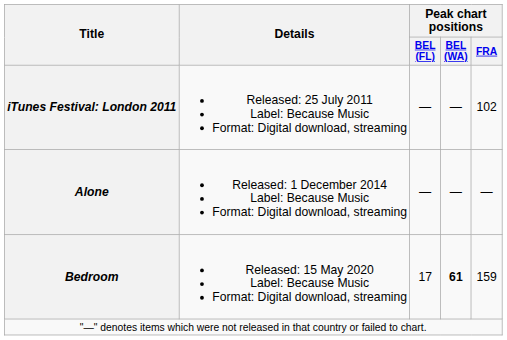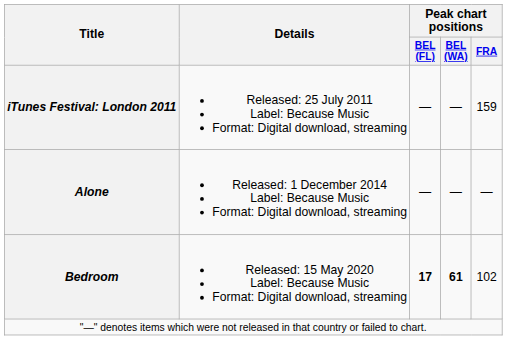(487, 107) 102 -> (487, 107) 159
(425, 276) normal -> (425, 276) bold
(487, 276) 159 -> (487, 276) 102
